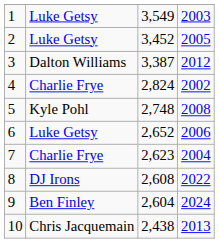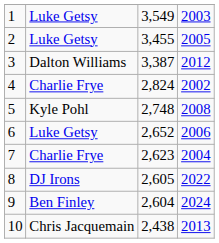(158, 39) 3,452 -> (158, 39) 3,455
(158, 179) 2,608 -> (158, 179) 2,605
